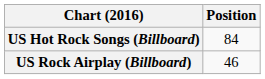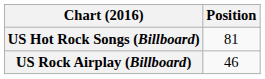(231, 39) 84 -> (231, 39) 81
